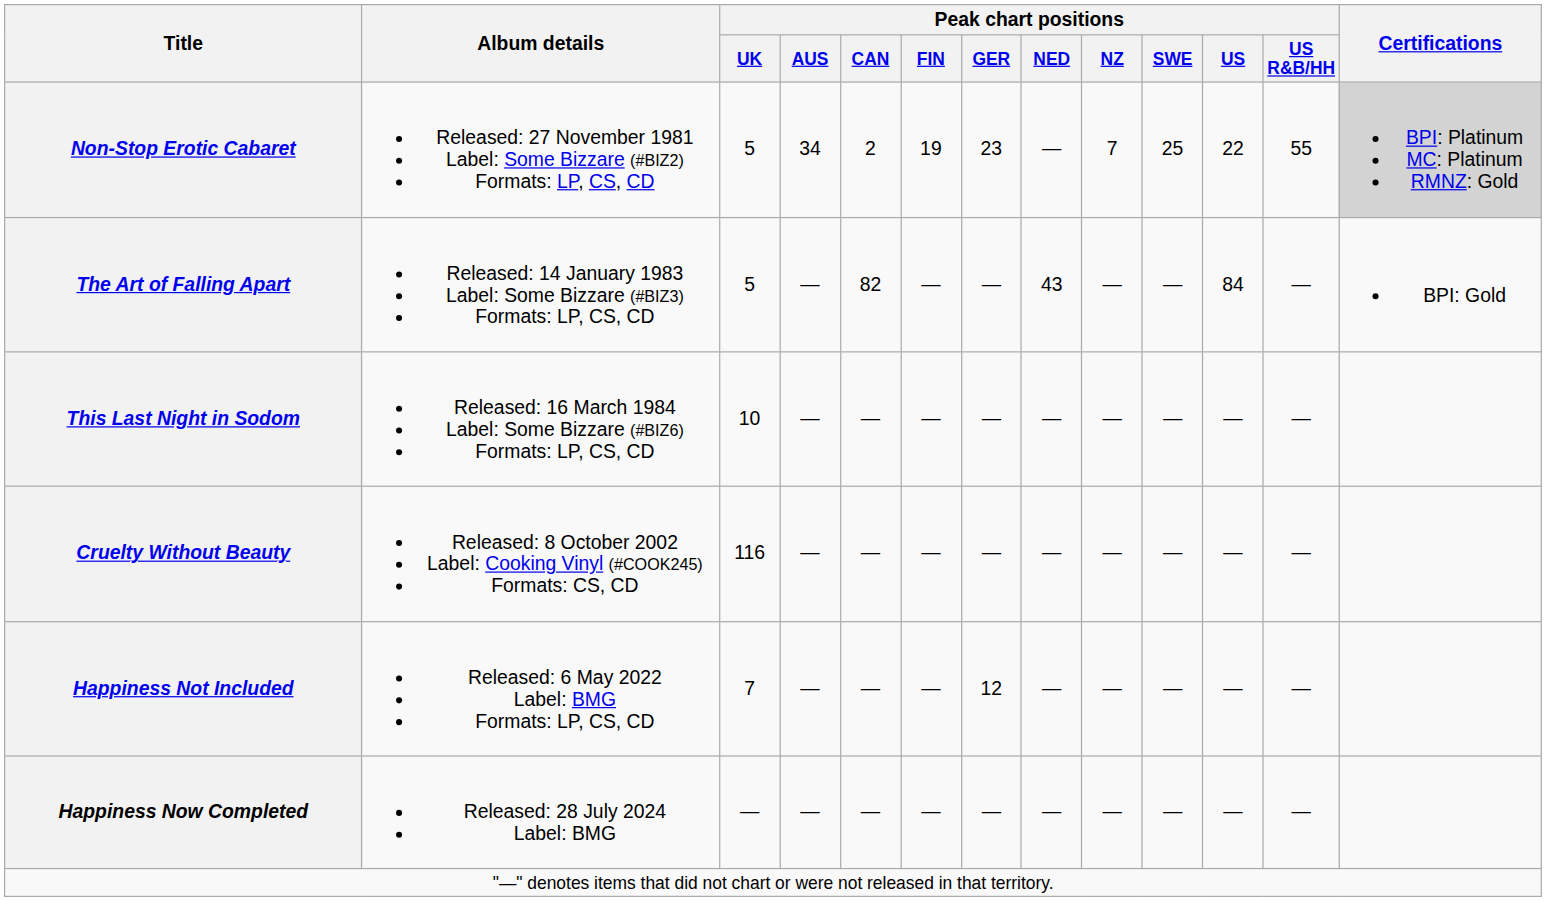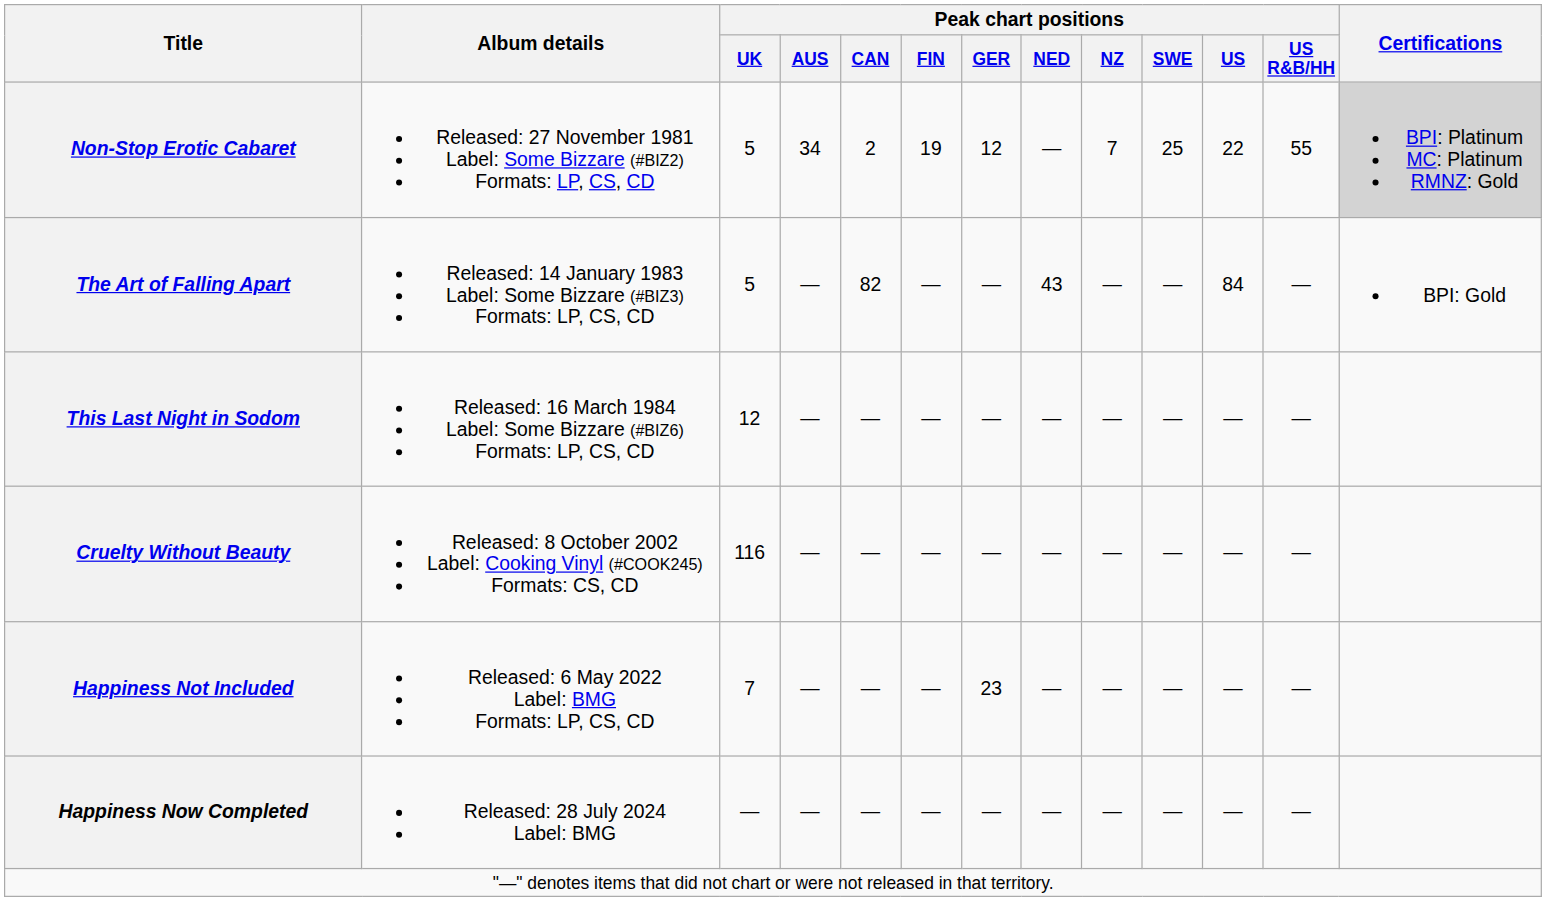(991, 149) 23 -> (991, 149) 12
(750, 419) 10 -> (750, 419) 12
(991, 688) 12 -> (991, 688) 23
